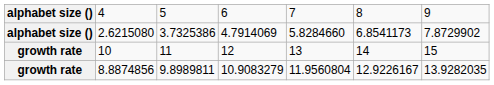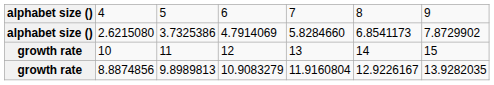(187, 70) 9.8989811 -> (188, 70) 9.8989813
(320, 70) 11.9560804 -> (320, 70) 11.9160804
